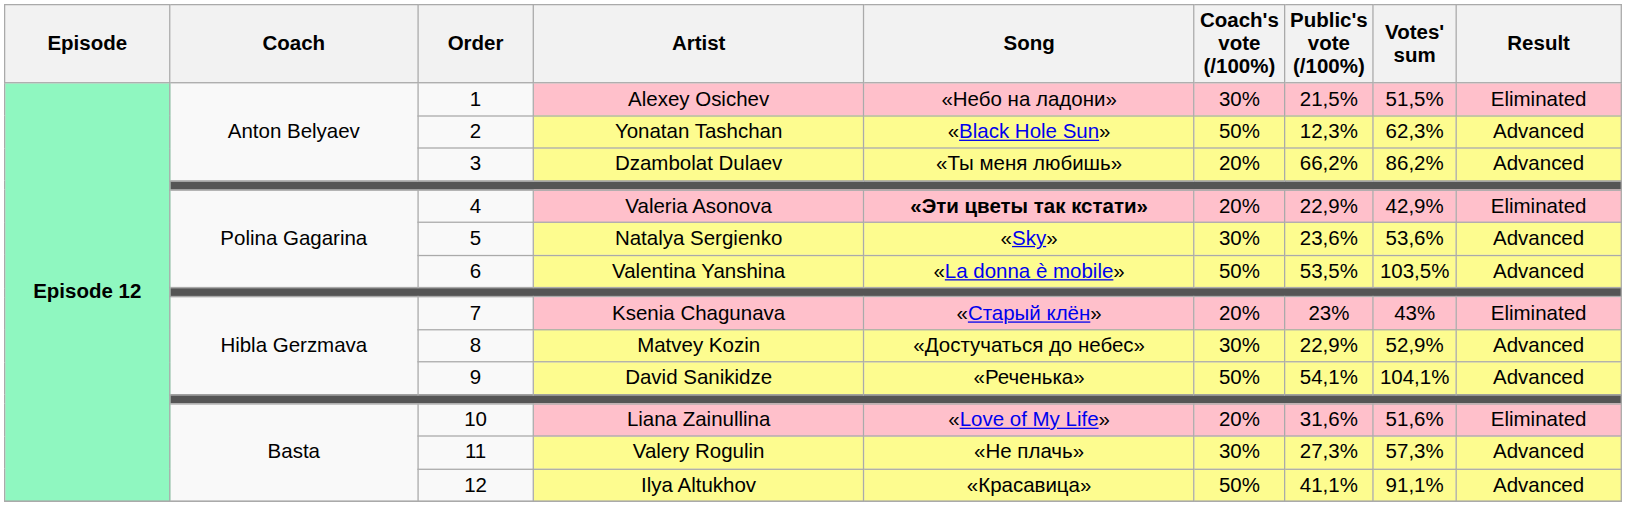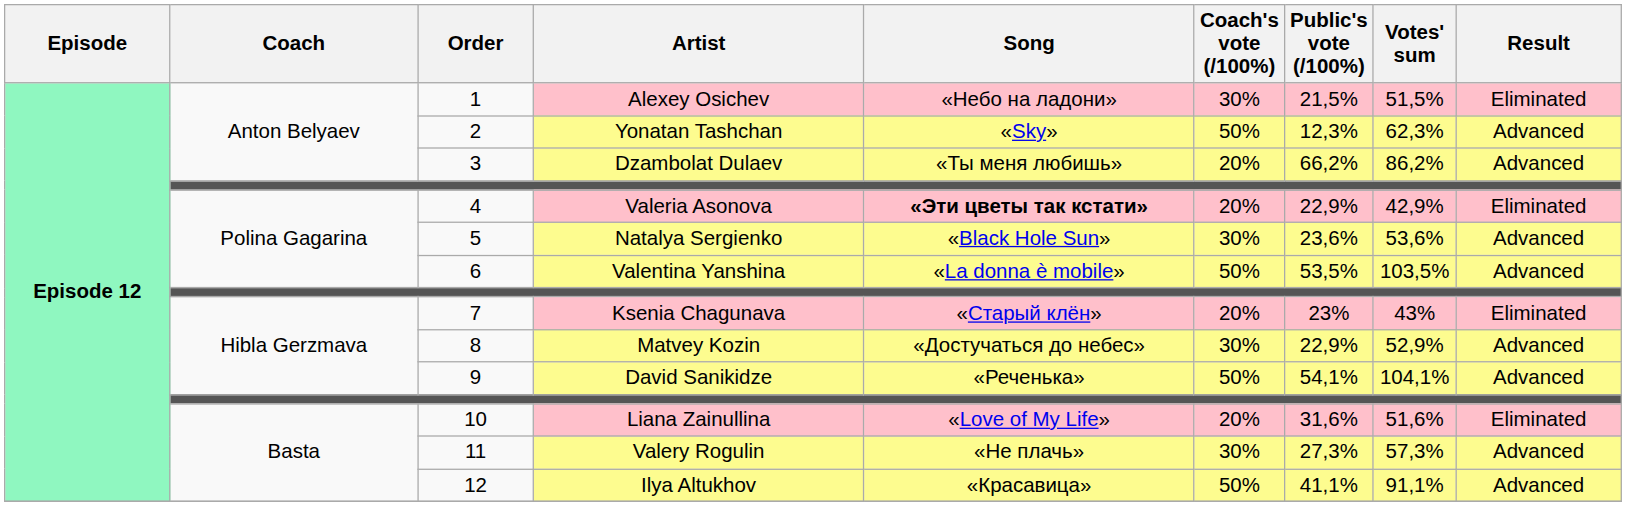(1029, 131) «Black Hole Sun» -> (1029, 131) «Sky»
(1029, 238) «Sky» -> (1029, 238) «Black Hole Sun»
